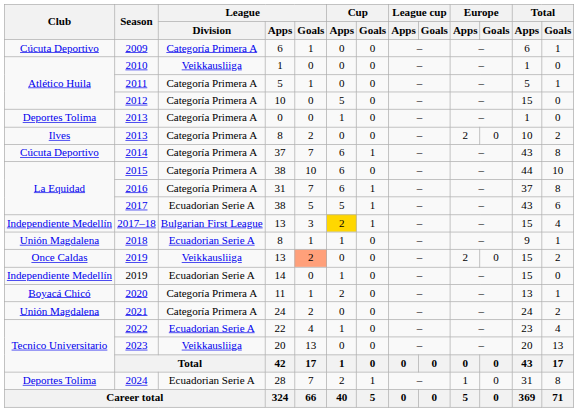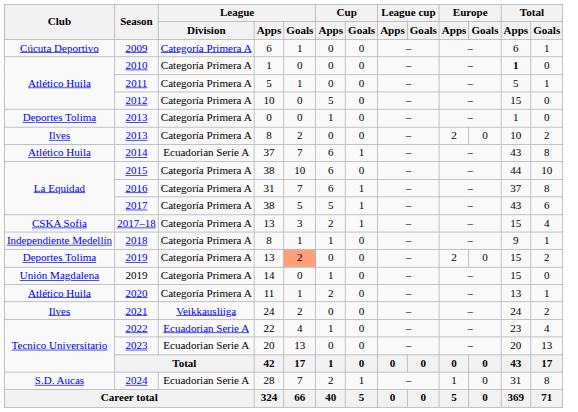(212, 65) Veikkausliiga -> (206, 65) Categoría Primera A
(527, 65) normal -> (516, 65) bold
(59, 153) Cúcuta Deportivo -> (59, 153) Atlético Huila
(212, 153) Categoría Primera A -> (206, 153) Ecuadorian Serie A
(212, 205) Ecuadorian Serie A -> (206, 205) Categoría Primera A
(59, 223) Independiente Medellín -> (59, 223) CSKA Sofia
(212, 223) Bulgarian First League -> (206, 223) Categoría Primera A
(342, 223) gold background -> (331, 223) no background
(59, 240) Unión Magdalena -> (59, 240) Independiente Medellín
(212, 240) Ecuadorian Serie A -> (206, 240) Categoría Primera A
(59, 258) Once Caldas -> (59, 258) Deportes Tolima
(212, 258) Veikkausliiga -> (206, 258) Categoría Primera A
(59, 275) Independiente Medellín -> (59, 275) Unión Magdalena
(212, 275) Ecuadorian Serie A -> (206, 275) Categoría Primera A
(59, 293) Boyacá Chicó -> (59, 293) Atlético Huila
(59, 310) Unión Magdalena -> (59, 310) Ilves
(212, 310) Categoría Primera A -> (206, 310) Veikkausliiga
(212, 345) Veikkausliiga -> (206, 345) Ecuadorian Serie A
(59, 380) Deportes Tolima -> (59, 380) S.D. Aucas
